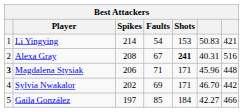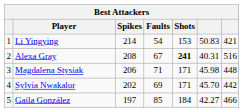(9, 71) bold -> (9, 71) normal
(209, 71) 45.96 -> (209, 71) 45.98
(209, 85) 46.70 -> (209, 85) 45.70
